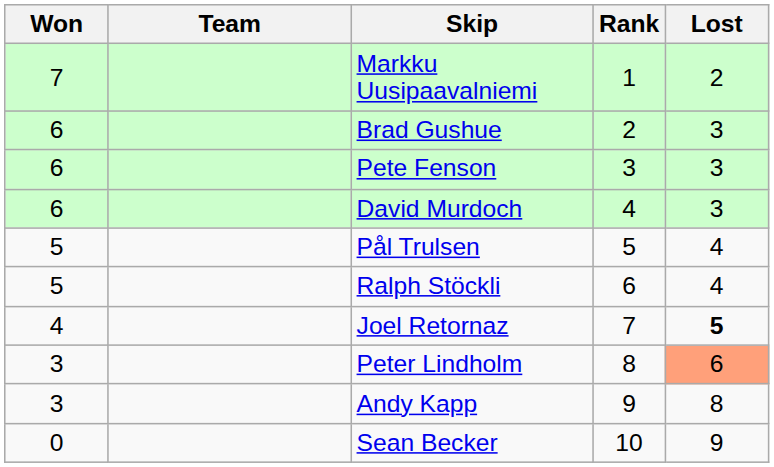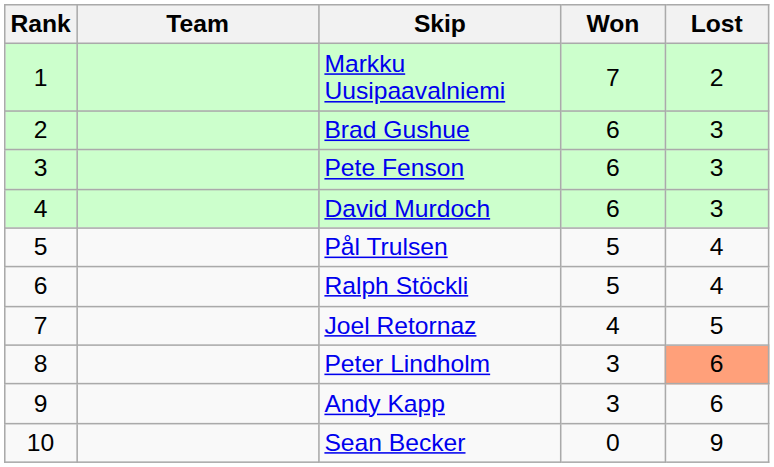columns swapped: (629, 24) <-> (57, 24)
(717, 325) bold -> (717, 325) normal
(717, 403) 8 -> (717, 403) 6
